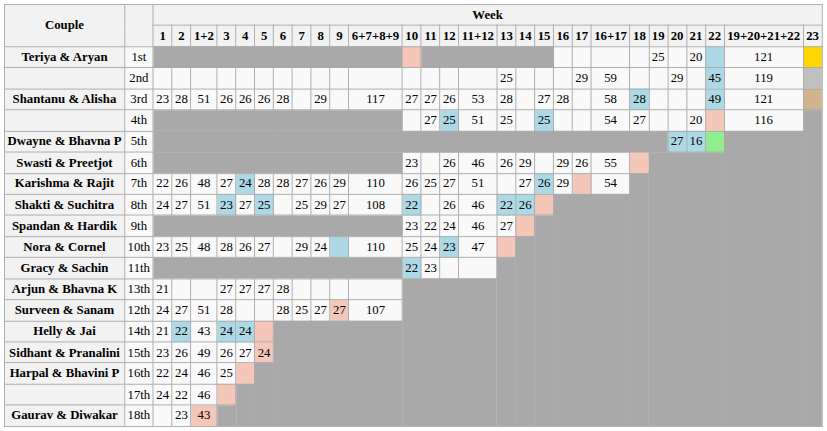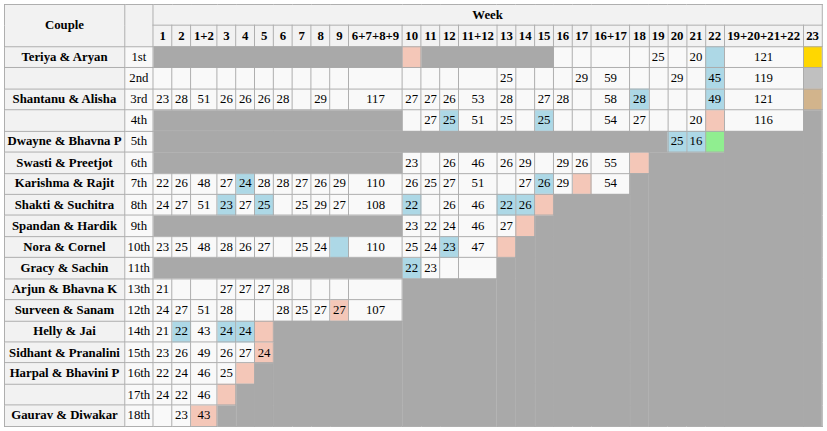(677, 141) 27 -> (677, 141) 25
(302, 246) 29 -> (302, 246) 25
